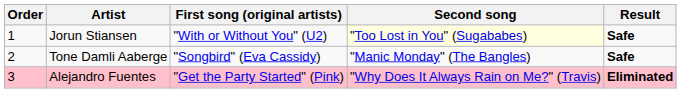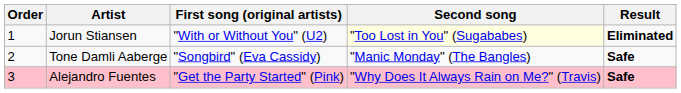(621, 35) Safe -> (640, 35) Eliminated
(640, 77) Eliminated -> (621, 77) Safe
